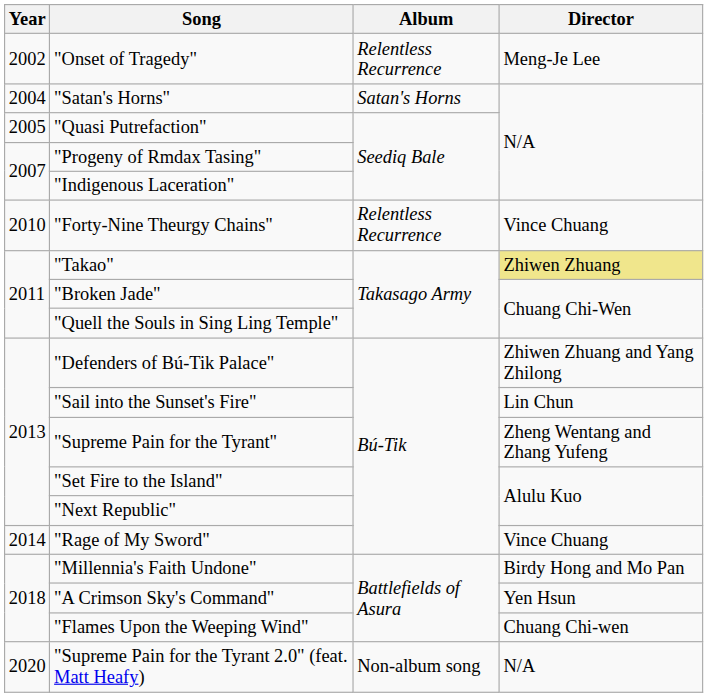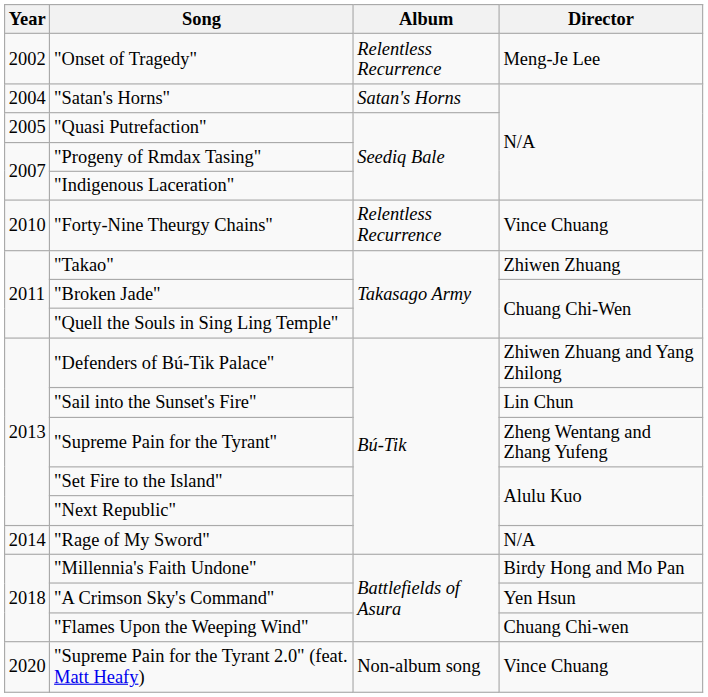(562, 264) khaki background -> (562, 264) no background
(556, 539) Vince Chuang -> (519, 539) N/A
(519, 666) N/A -> (556, 666) Vince Chuang
